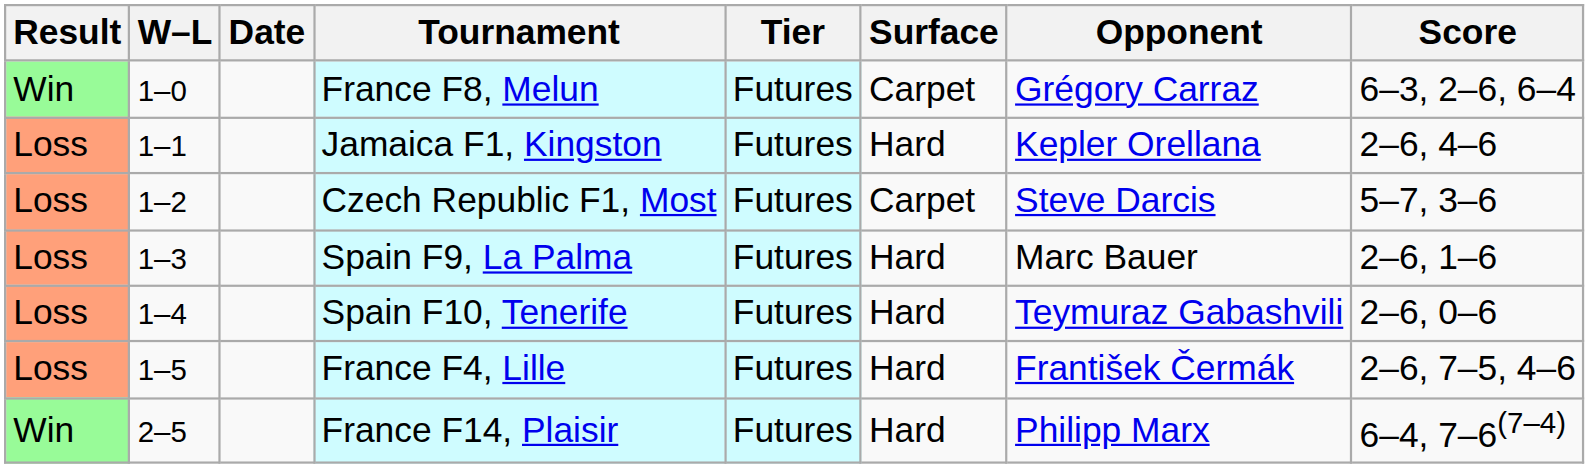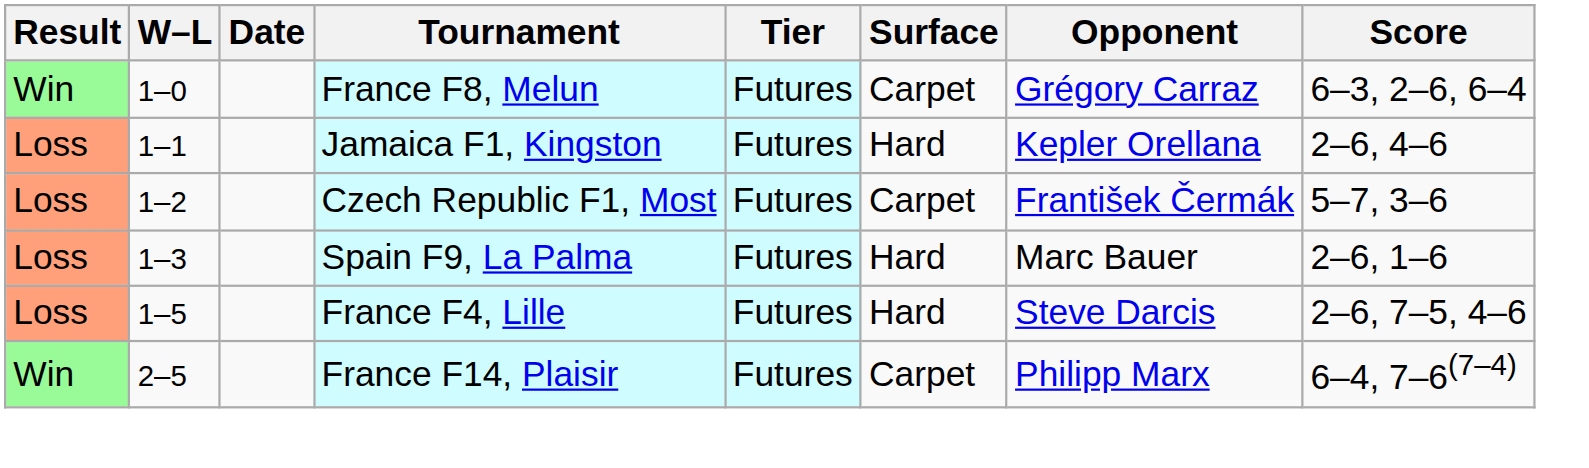(1115, 200) Steve Darcis -> (1155, 200) František Čermák
- row: (475, 312)
(1155, 369) František Čermák -> (1115, 312) Steve Darcis
(907, 429) Hard -> (922, 373) Carpet
